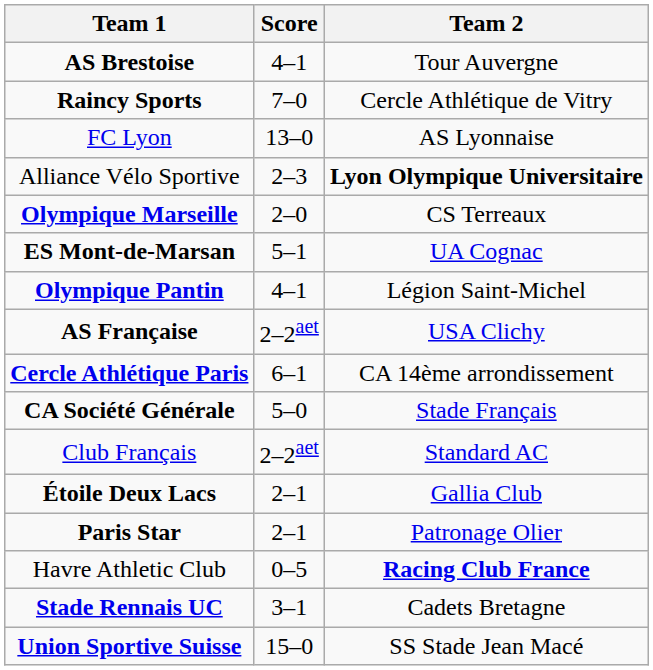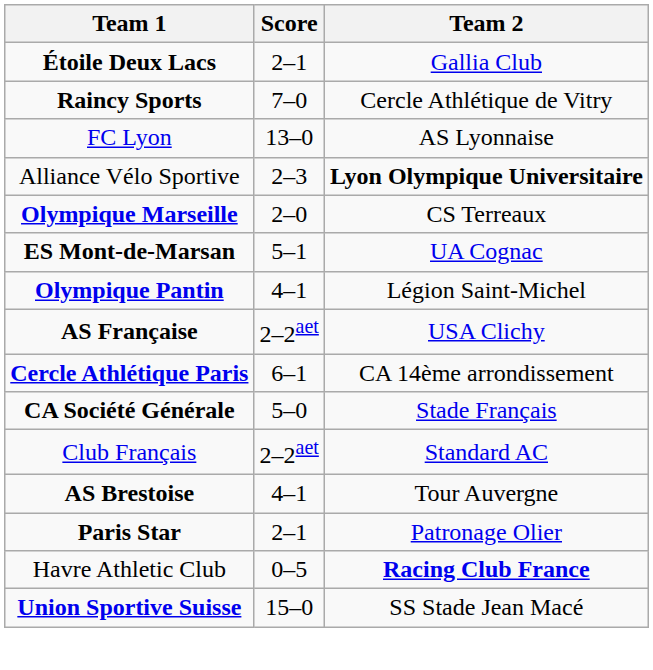rows swapped: (129, 61) <-> (129, 493)
- row: (129, 607)
